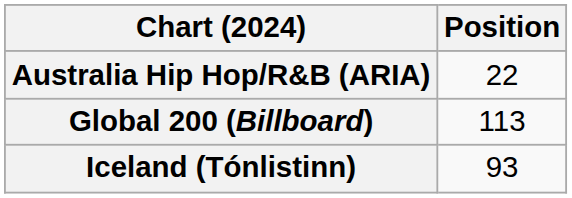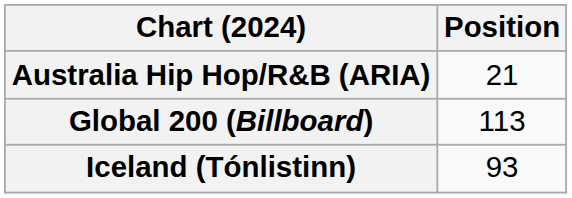(502, 74) 22 -> (502, 74) 21
